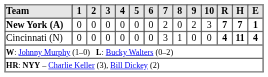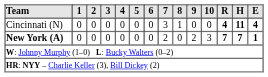rows swapped: (35, 24) <-> (34, 38)
